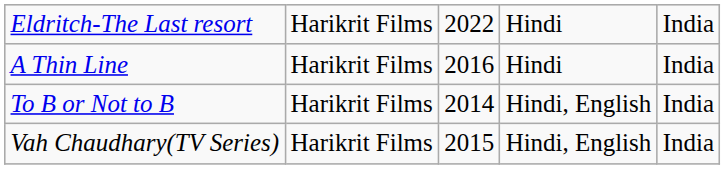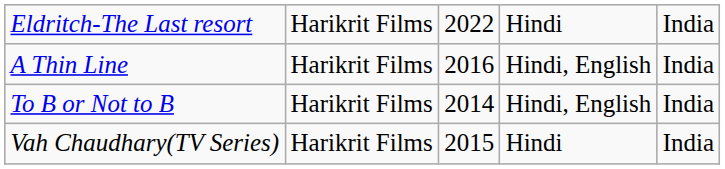(534, 63) Hindi -> (578, 63) Hindi, English
(578, 143) Hindi, English -> (534, 143) Hindi
